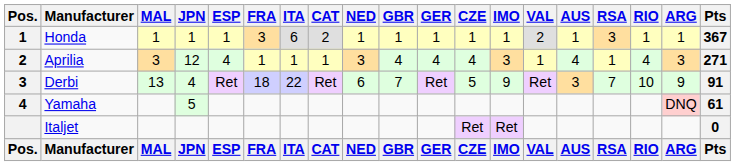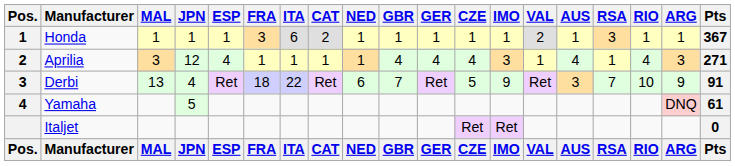(361, 60) 3 -> (361, 60) 1
